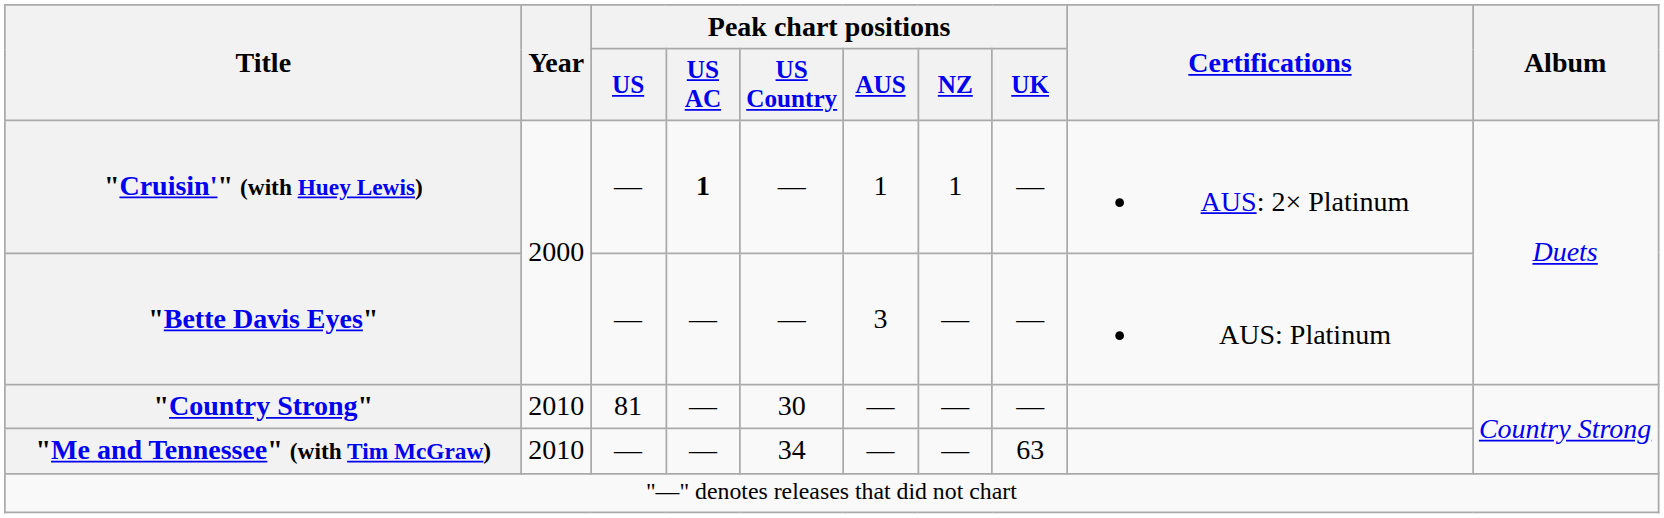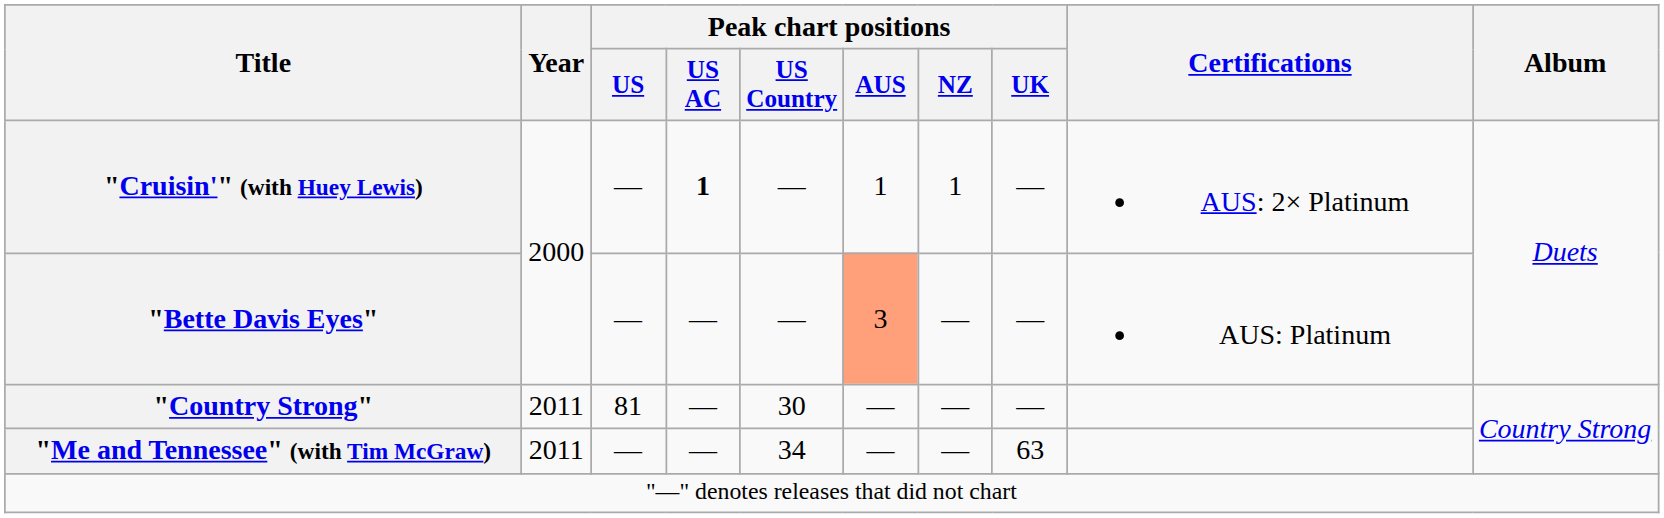(881, 318) no background -> (881, 318) lightsalmon background
(556, 406) 2010 -> (556, 406) 2011
(556, 450) 2010 -> (556, 450) 2011
